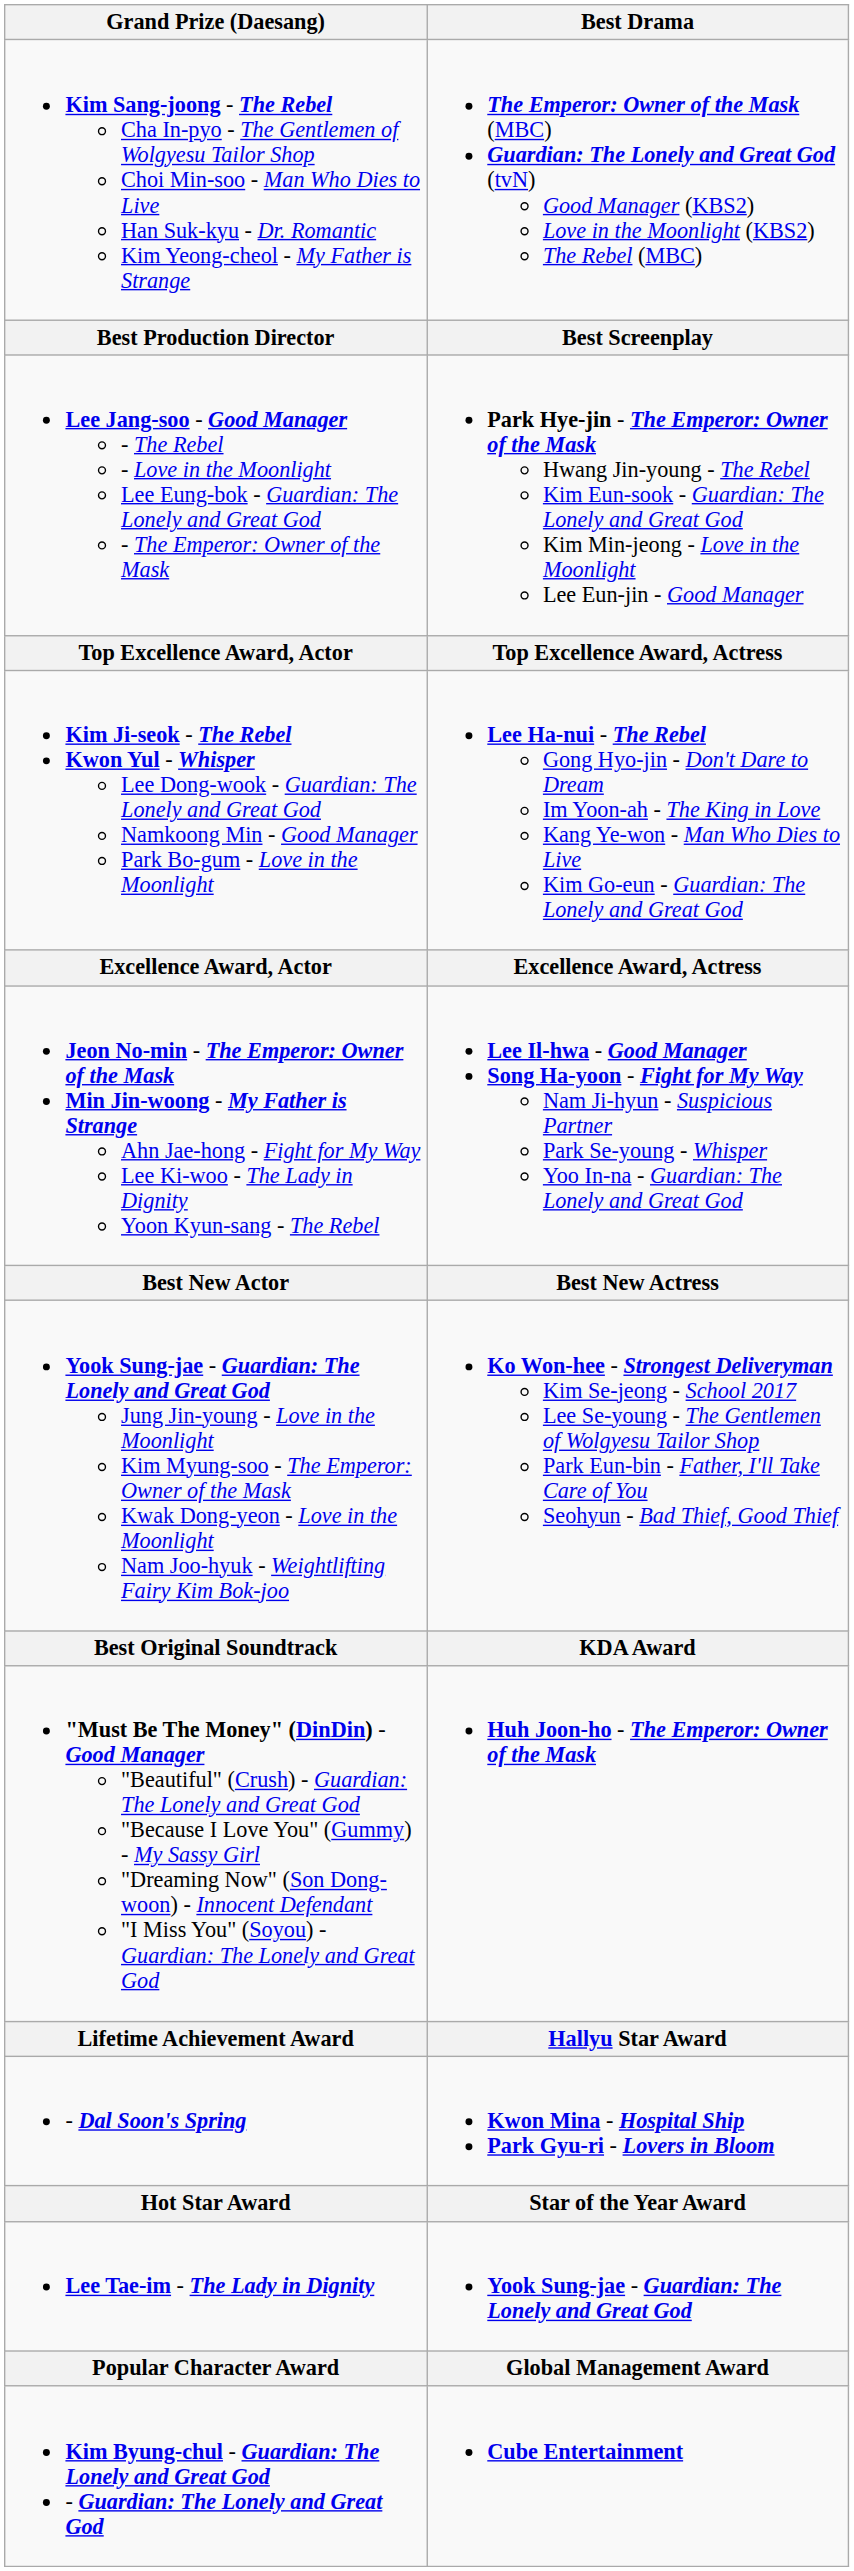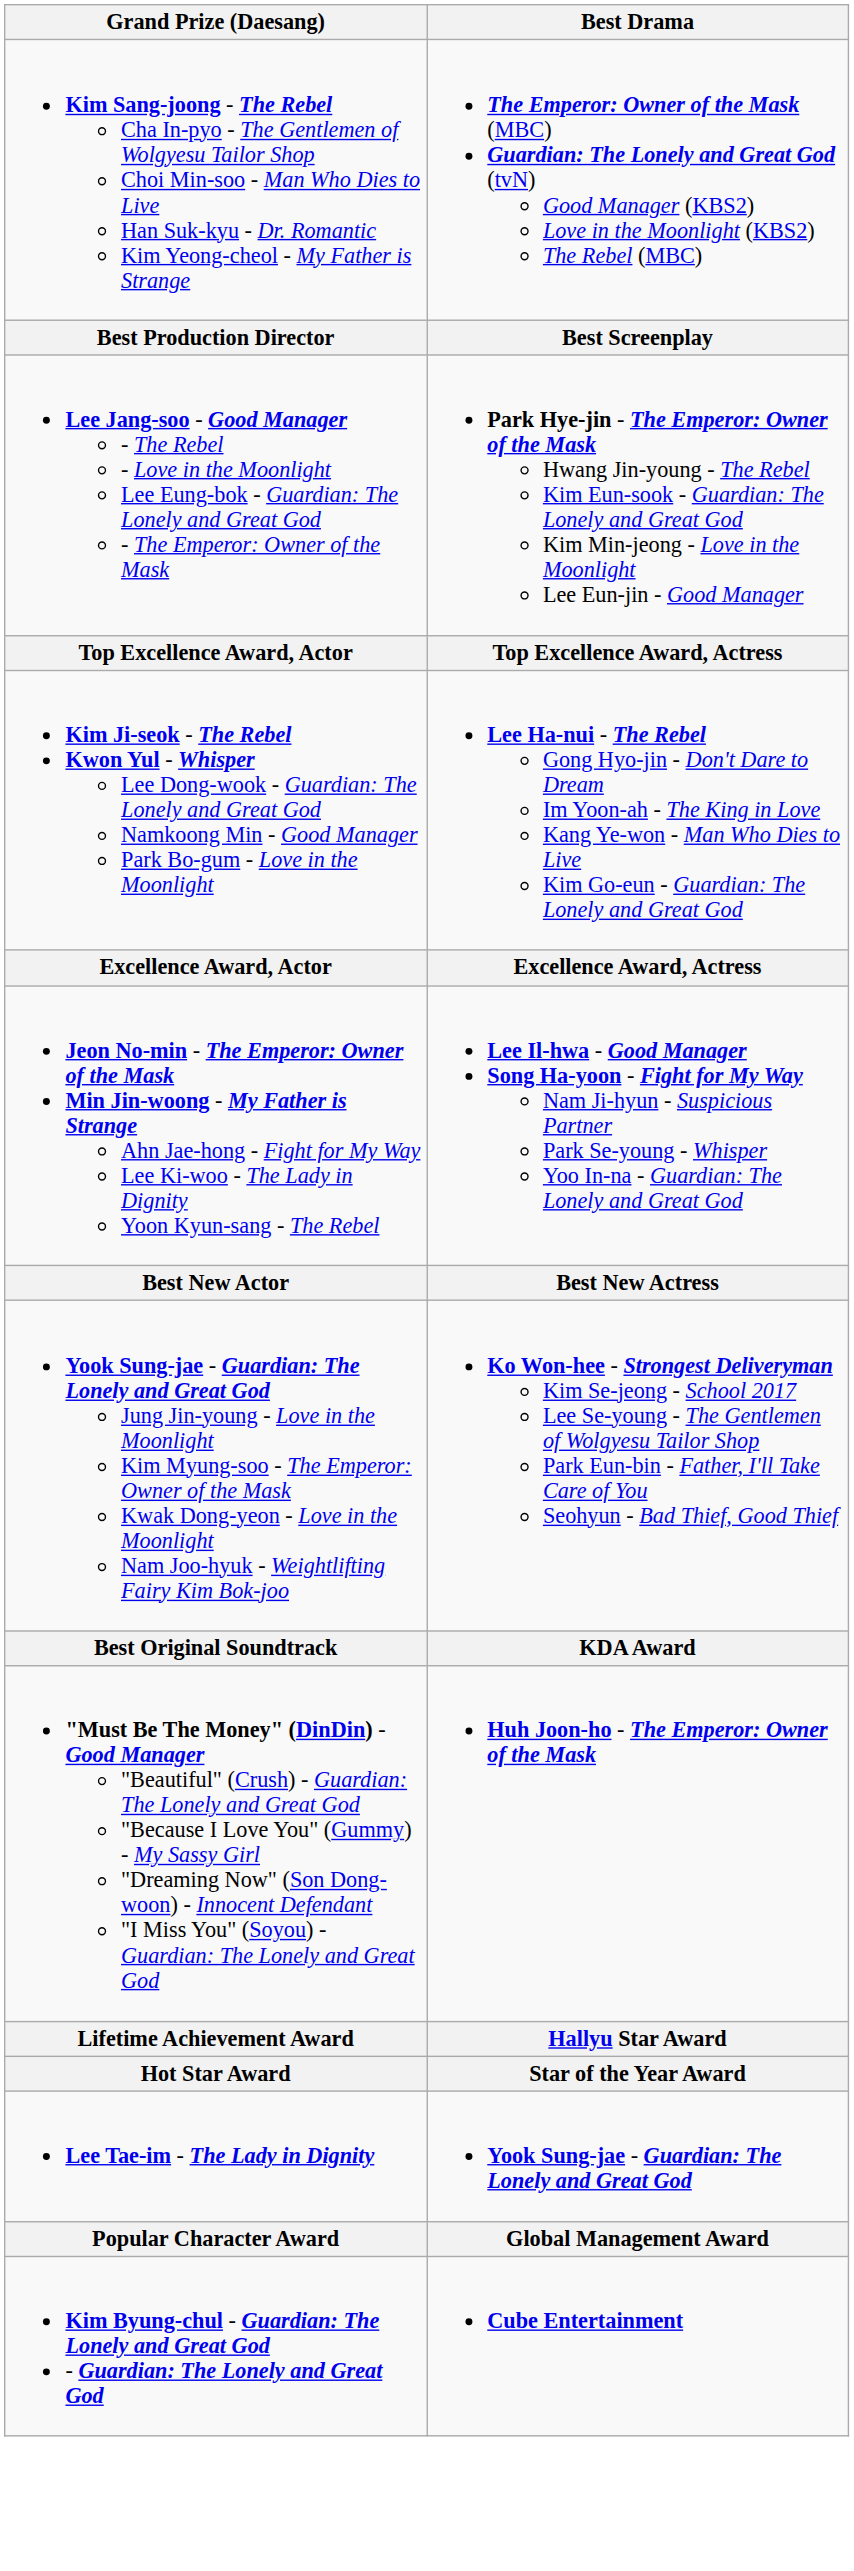- row: (216, 2121)
